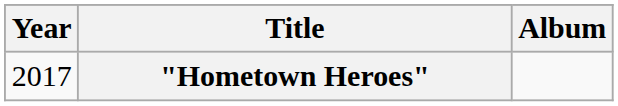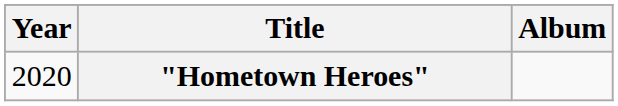(42, 75) 2017 -> (42, 75) 2020
